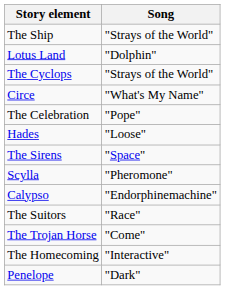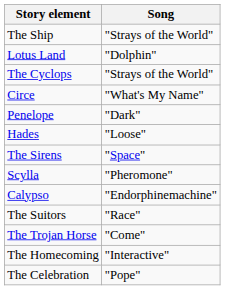rows swapped: (30, 275) <-> (48, 114)
